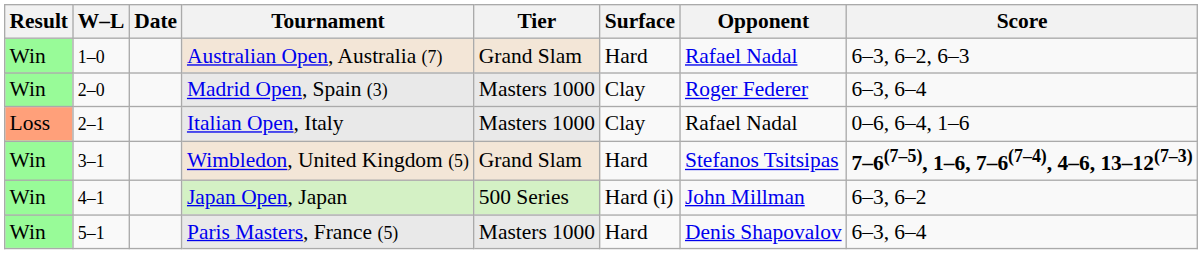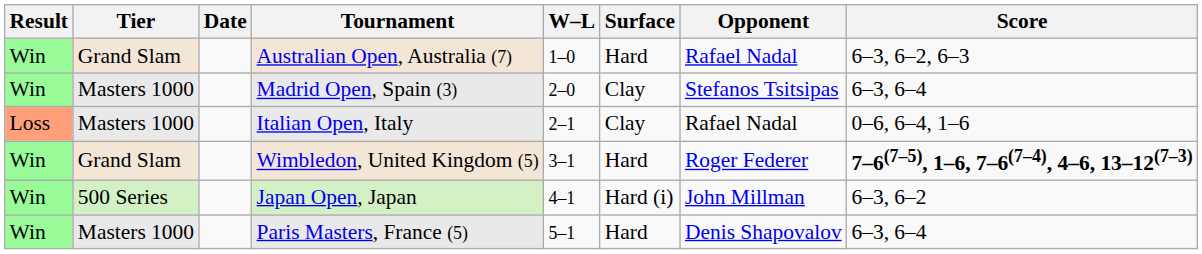columns swapped: (101, 21) <-> (537, 21)
(747, 89) Roger Federer -> (762, 89) Stefanos Tsitsipas
(762, 160) Stefanos Tsitsipas -> (747, 160) Roger Federer
